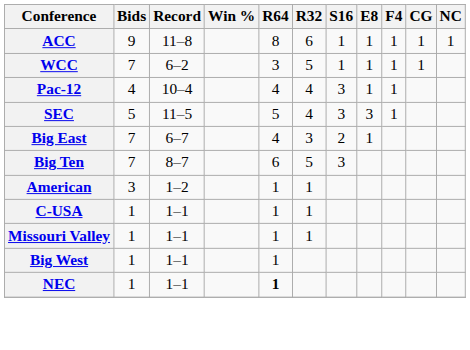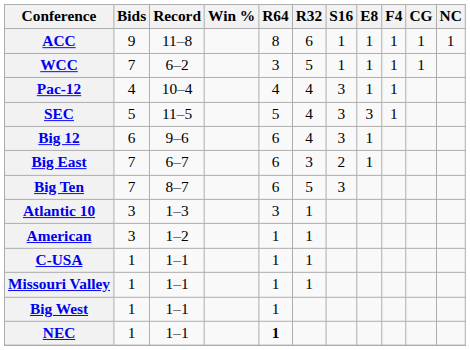+ row: (59, 138)
(275, 138) 4 -> (275, 162) 6
+ row: (59, 211)
